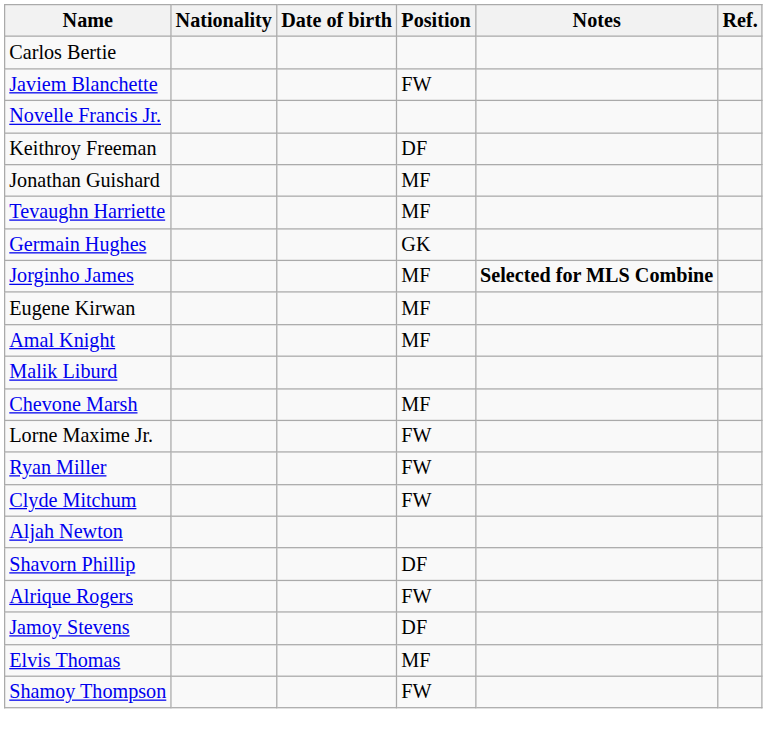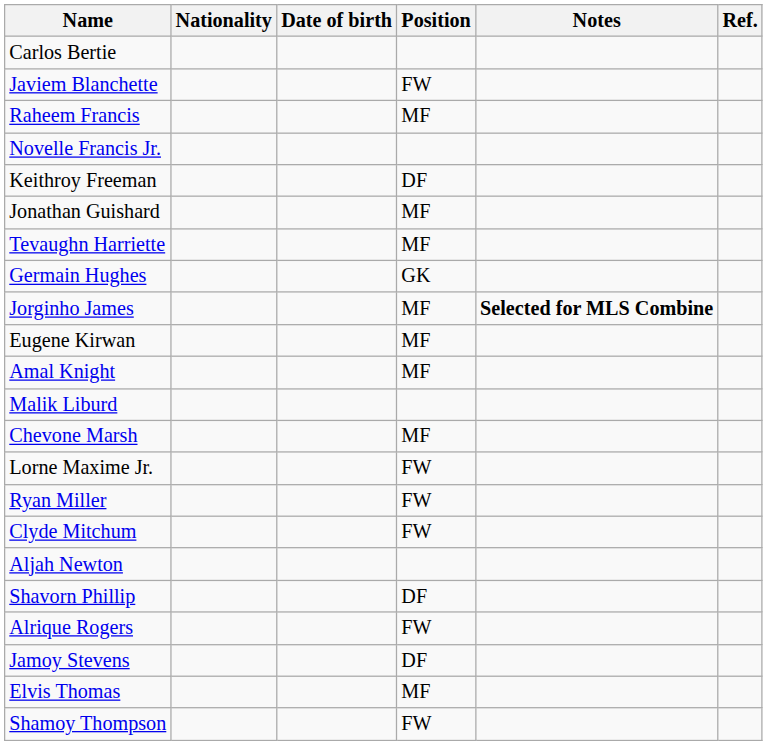+ row: (75, 116)
